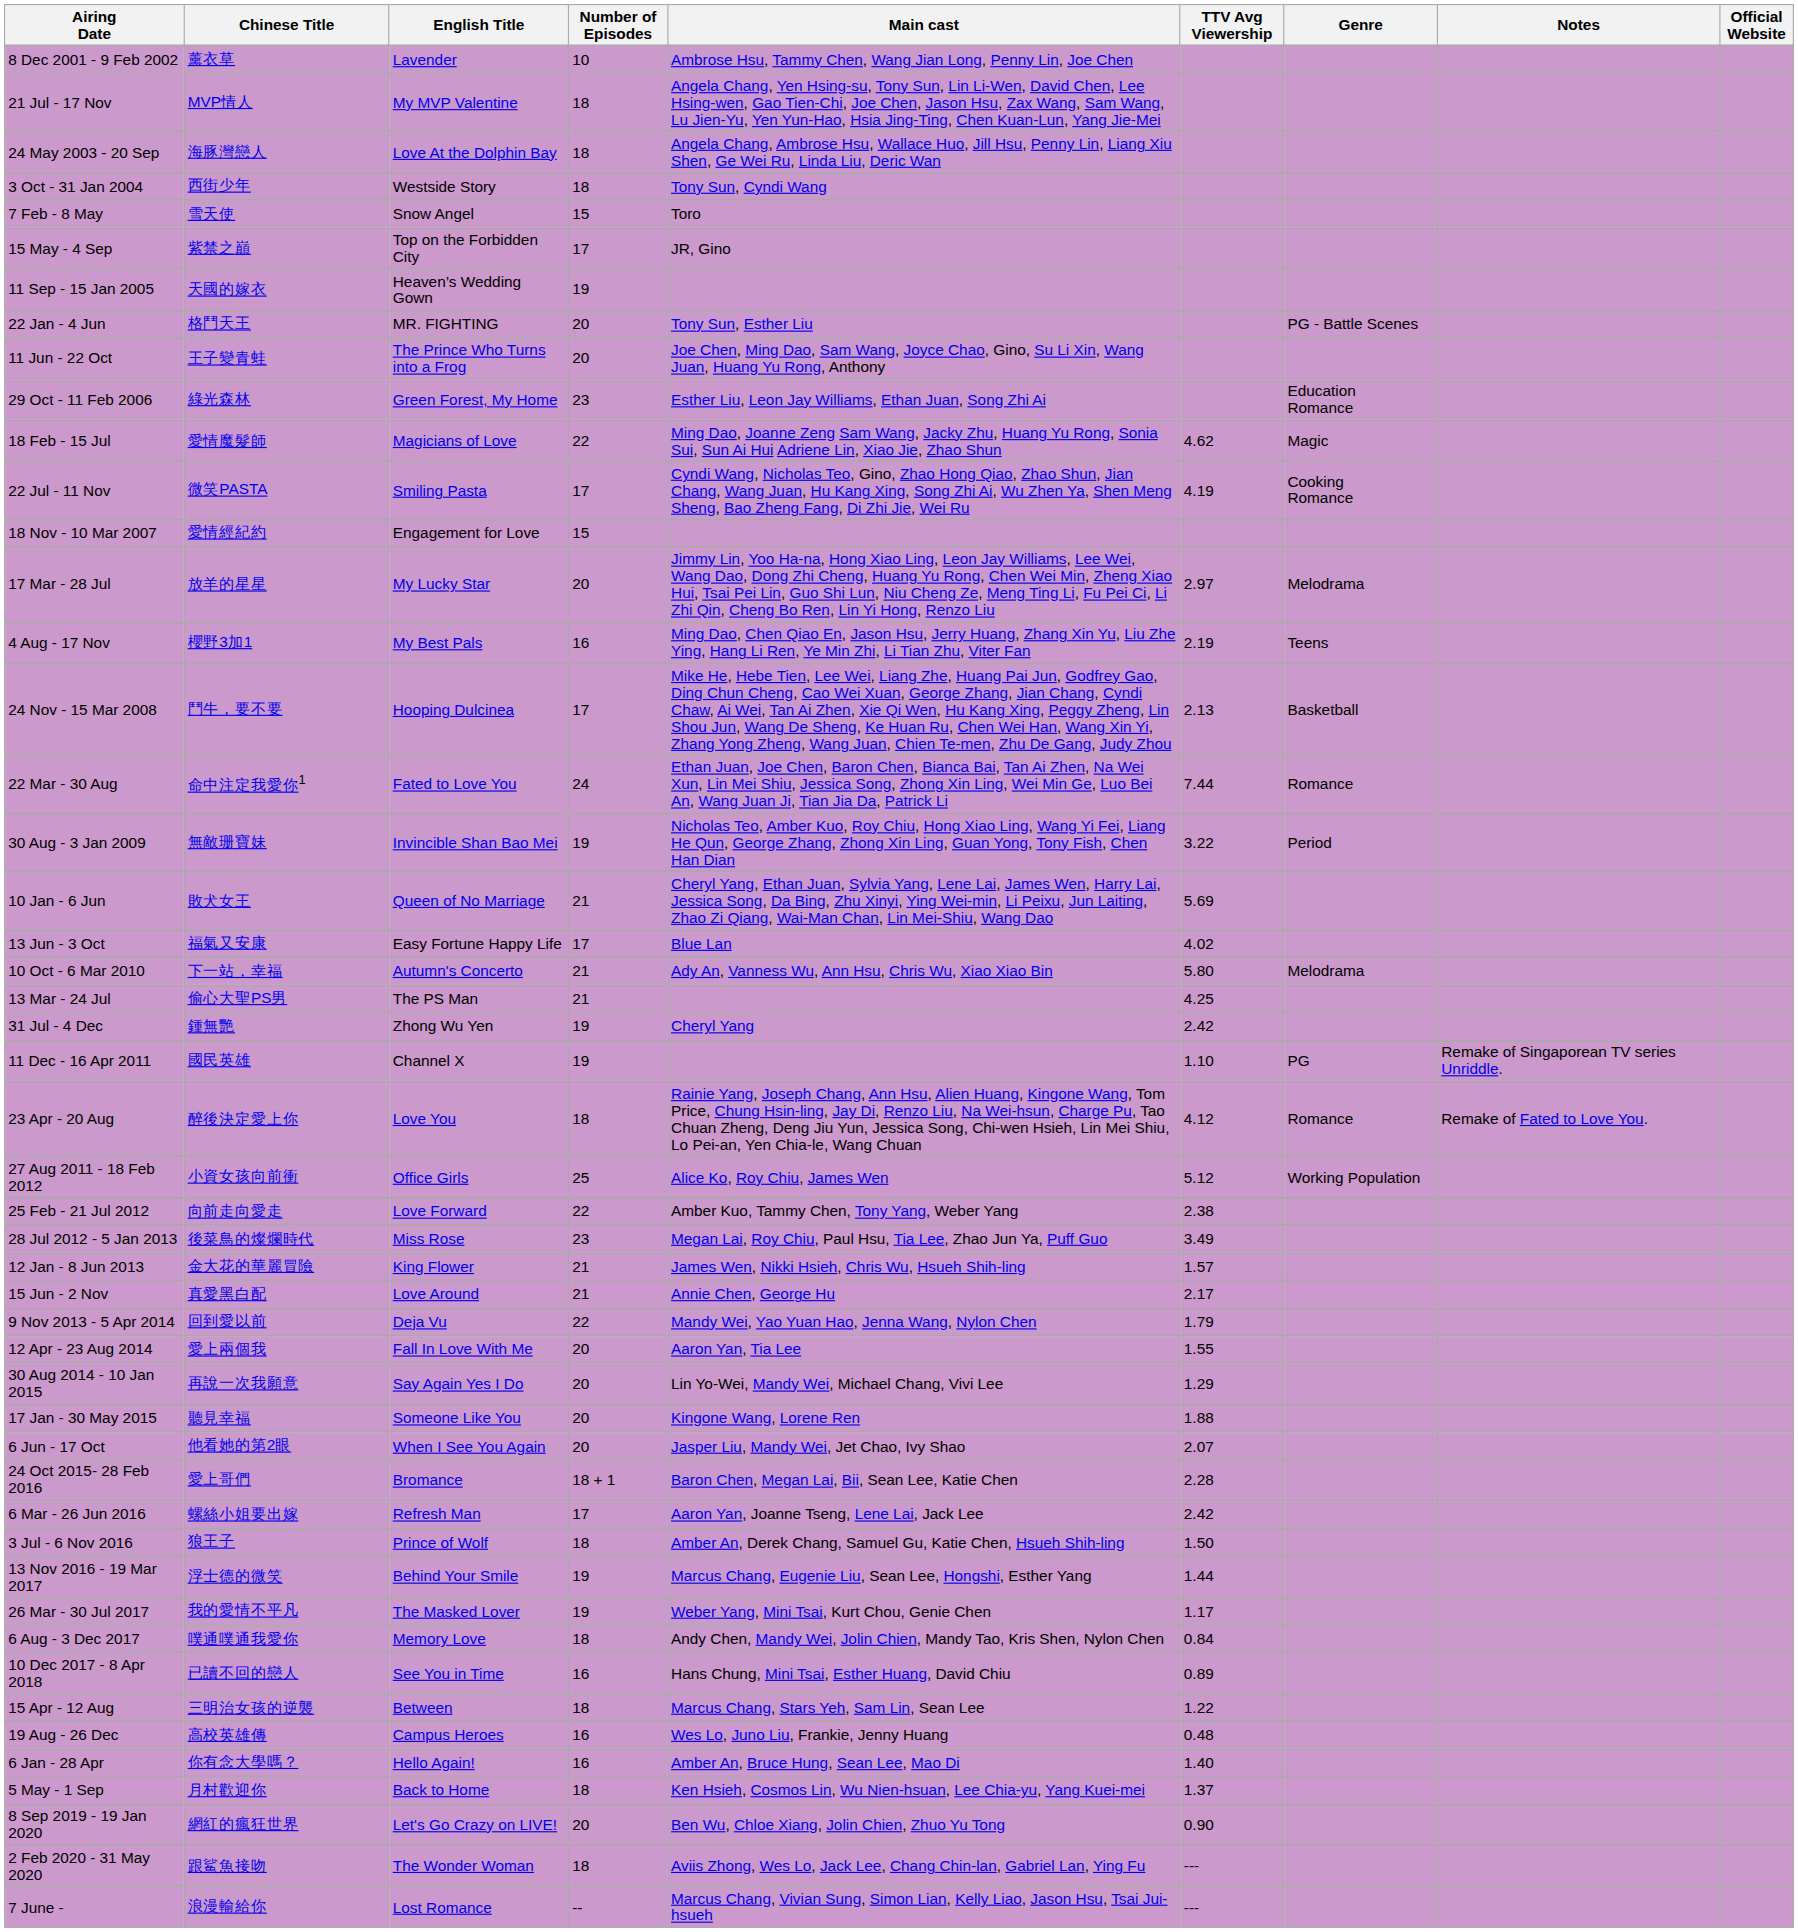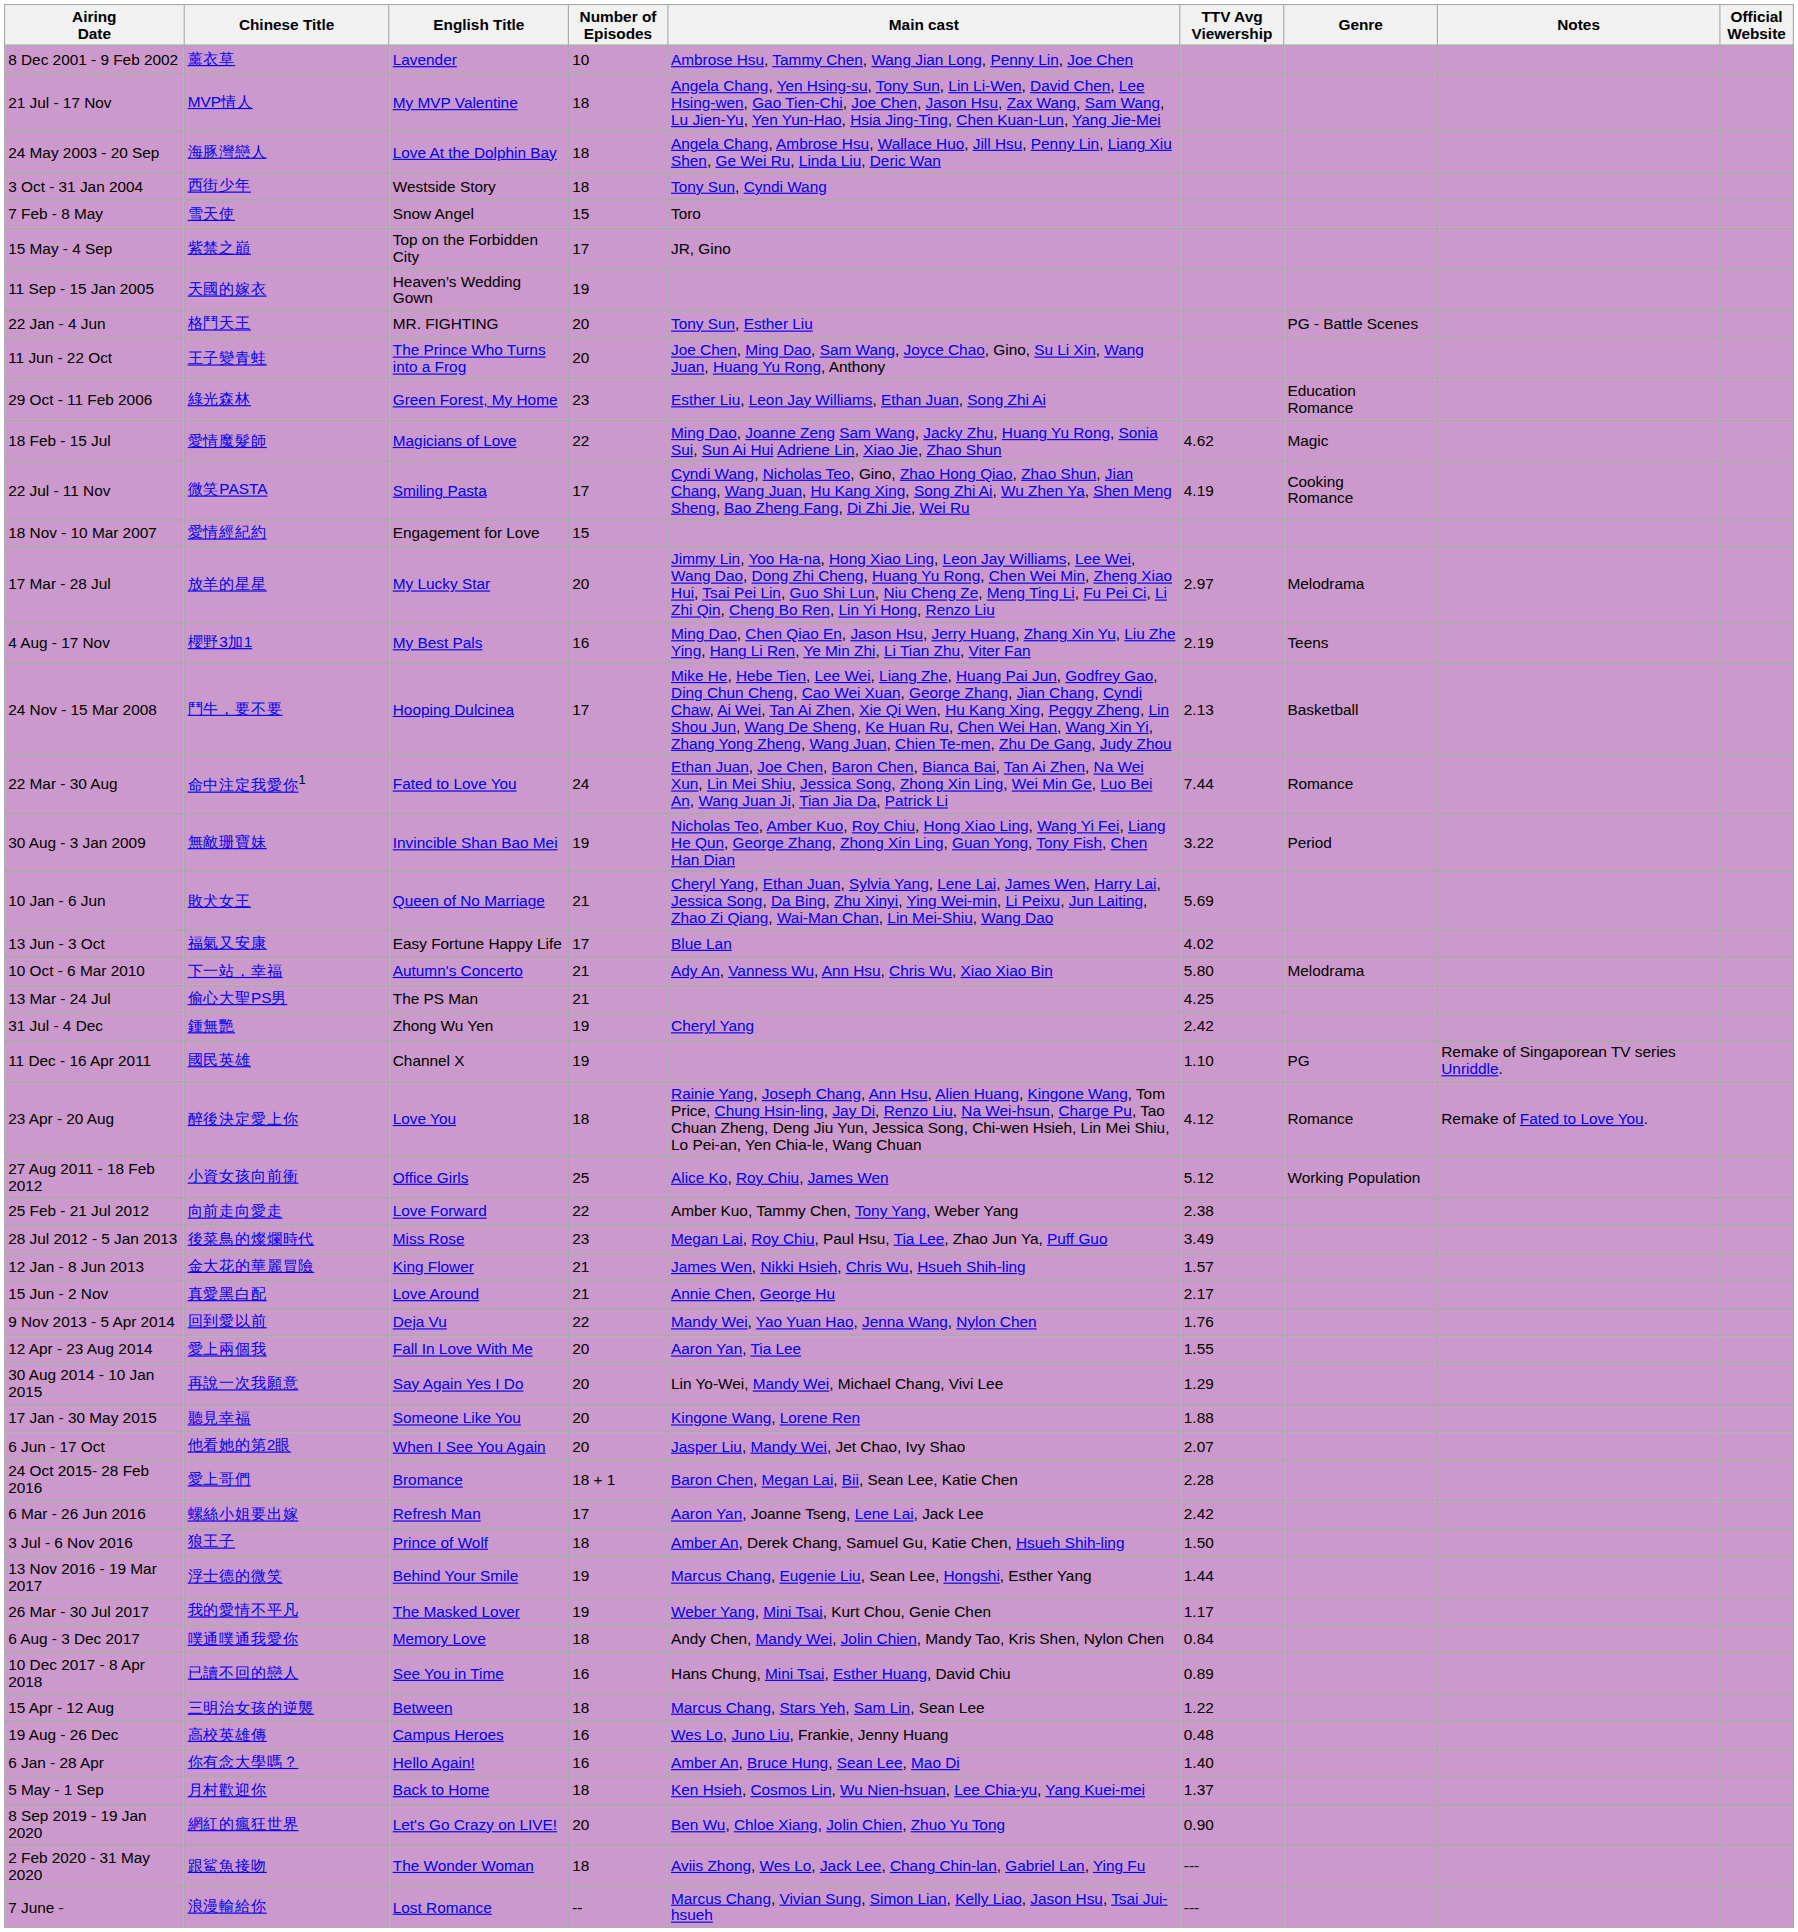(1199, 1321) 1.79 -> (1199, 1321) 1.76
